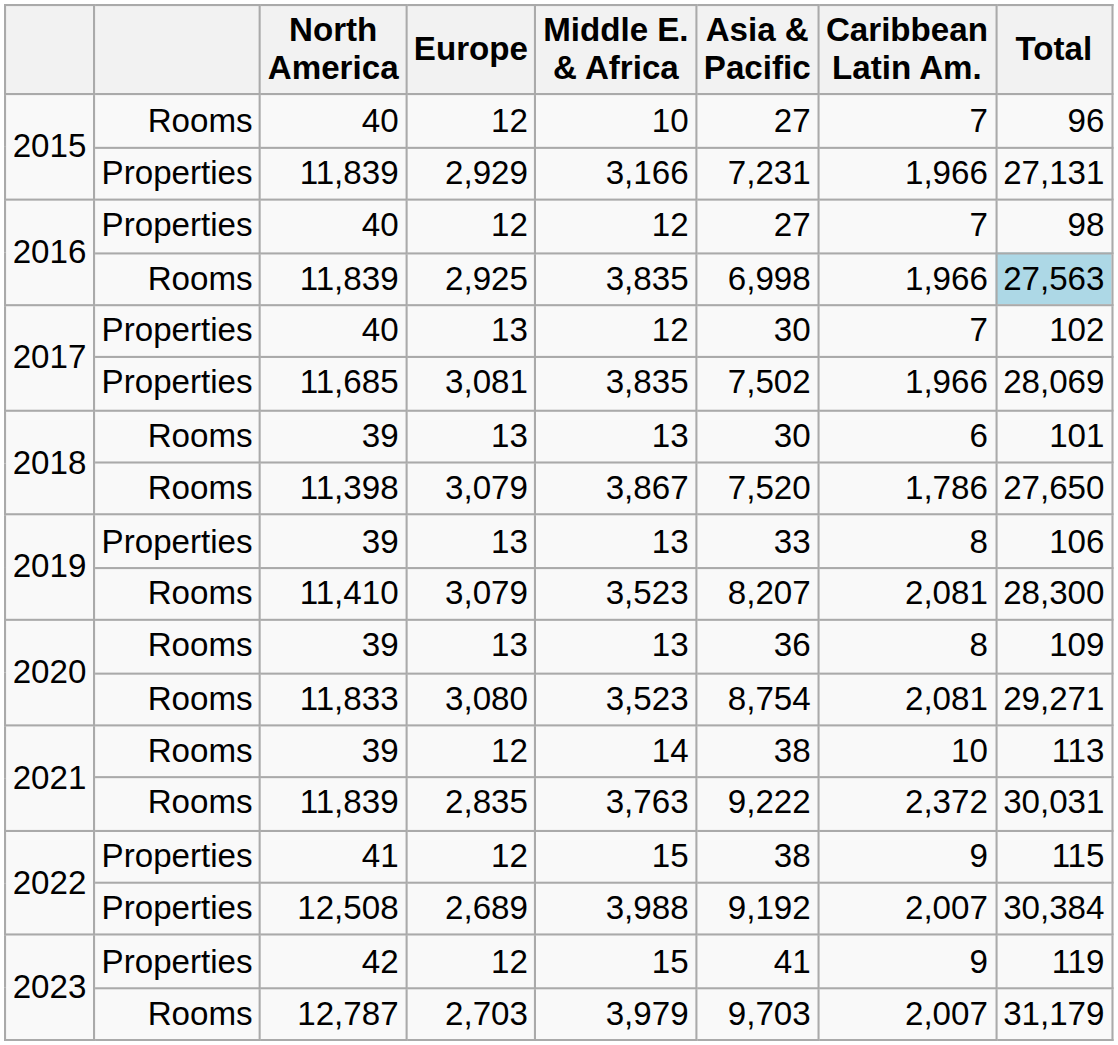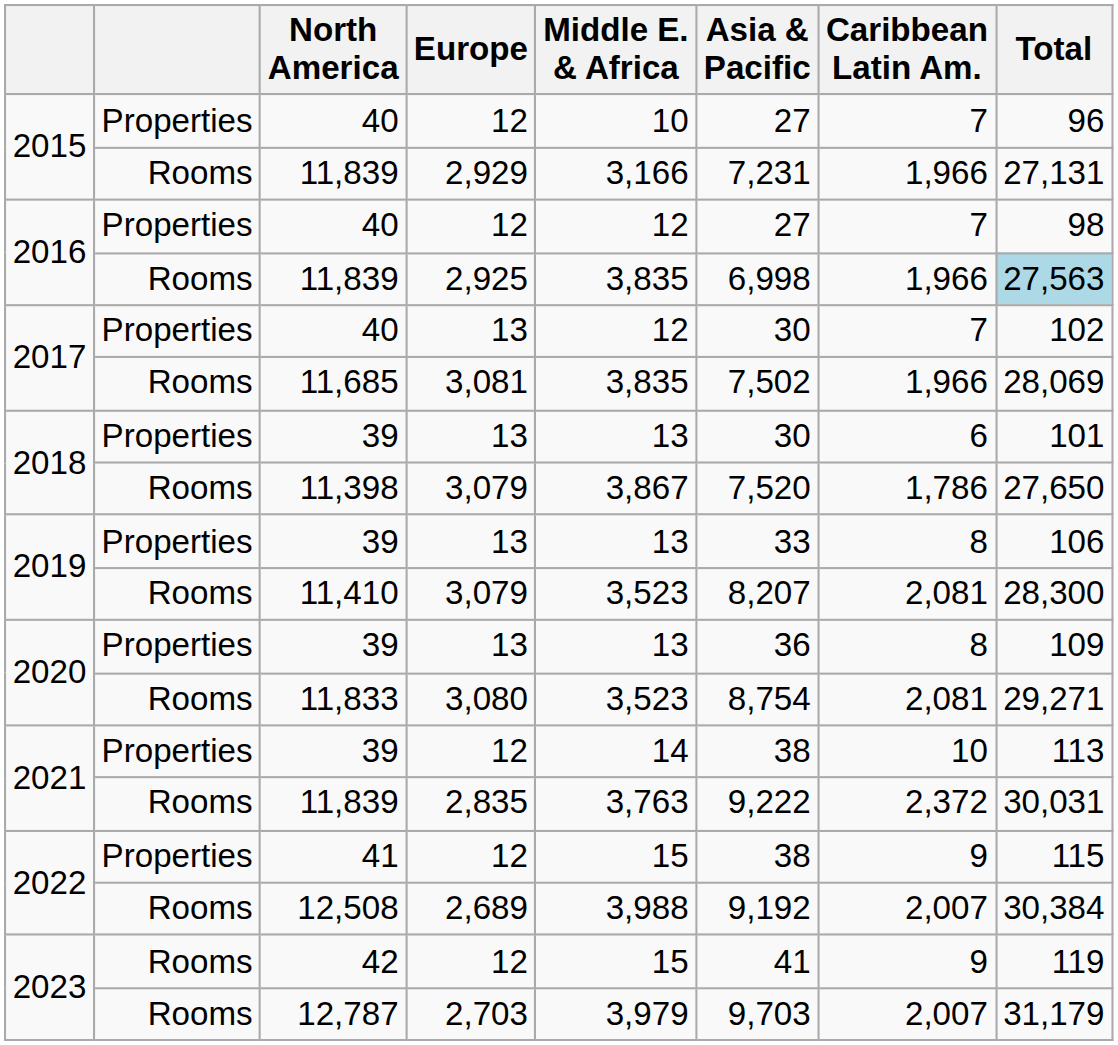(200, 120) Rooms -> (177, 120) Properties
(177, 173) Properties -> (200, 173) Rooms
(177, 383) Properties -> (200, 383) Rooms
(200, 435) Rooms -> (177, 435) Properties
(200, 645) Rooms -> (177, 645) Properties
(200, 750) Rooms -> (177, 750) Properties
(177, 908) Properties -> (200, 908) Rooms
(177, 960) Properties -> (200, 960) Rooms
